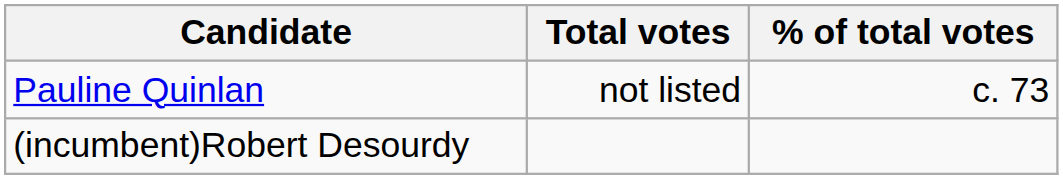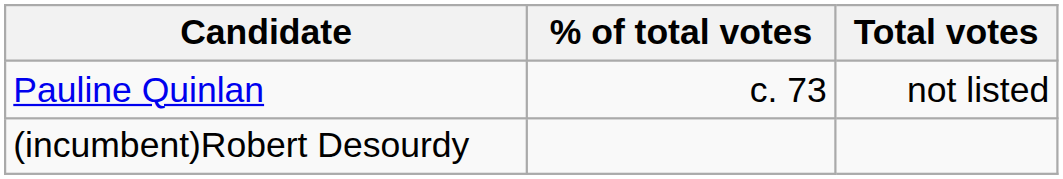columns swapped: (638, 32) <-> (903, 32)
